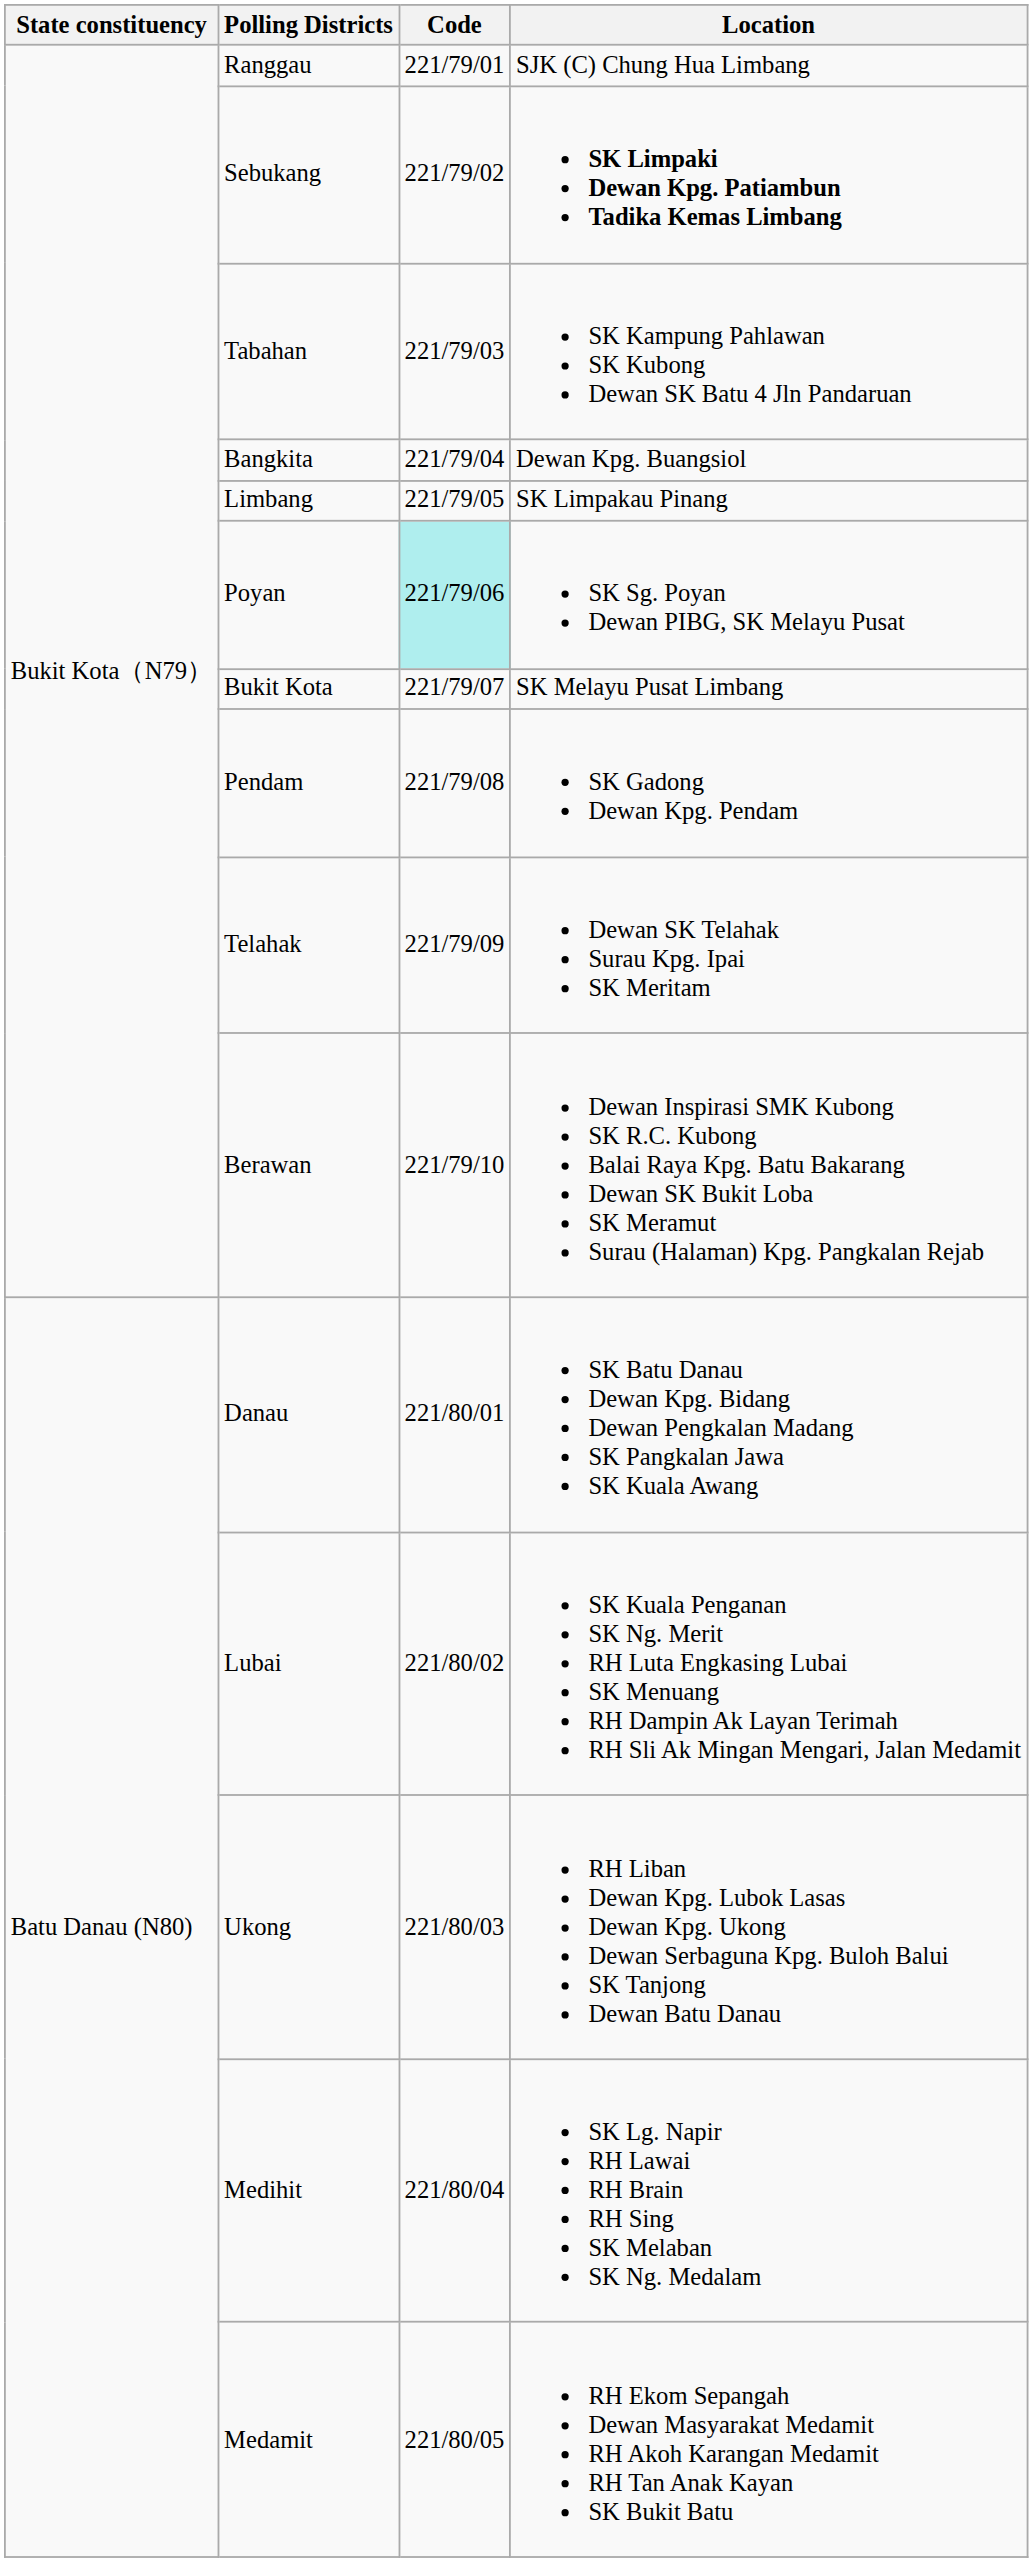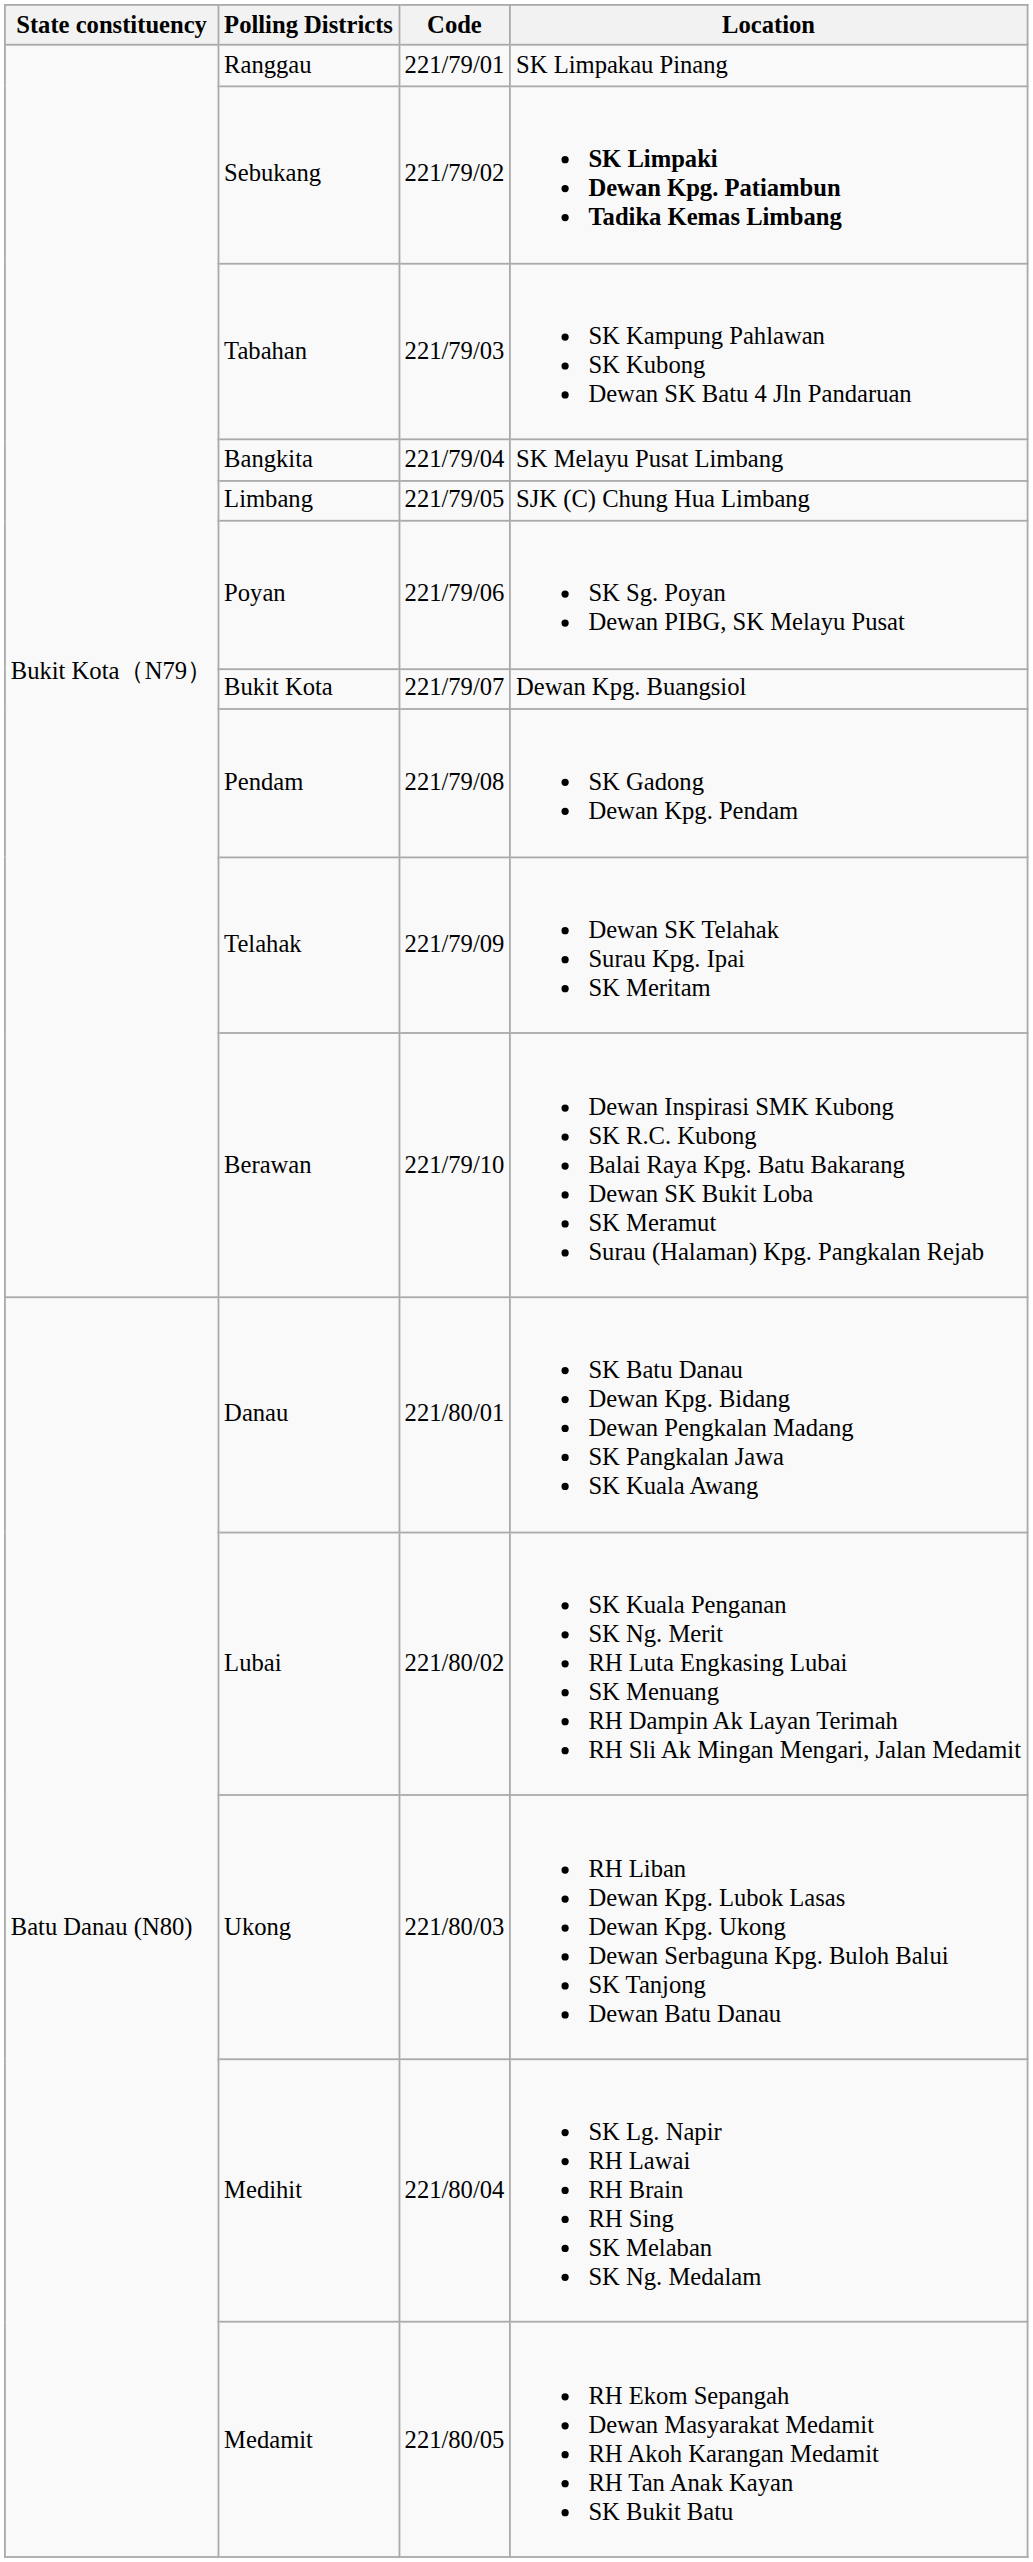(663, 65) SJK (C) Chung Hua Limbang -> (622, 65) SK Limpakau Pinang
(631, 459) Dewan Kpg. Buangsiol -> (650, 459) SK Melayu Pusat Limbang
(622, 499) SK Limpakau Pinang -> (663, 499) SJK (C) Chung Hua Limbang
(454, 593) paleturquoise background -> (454, 593) no background
(650, 687) SK Melayu Pusat Limbang -> (631, 687) Dewan Kpg. Buangsiol
